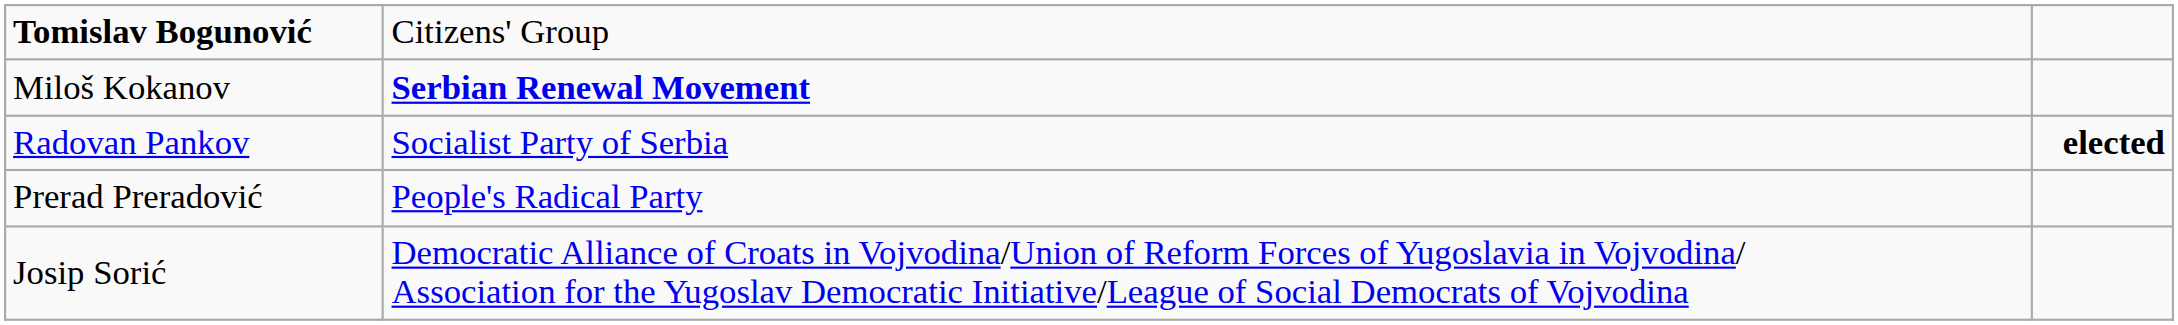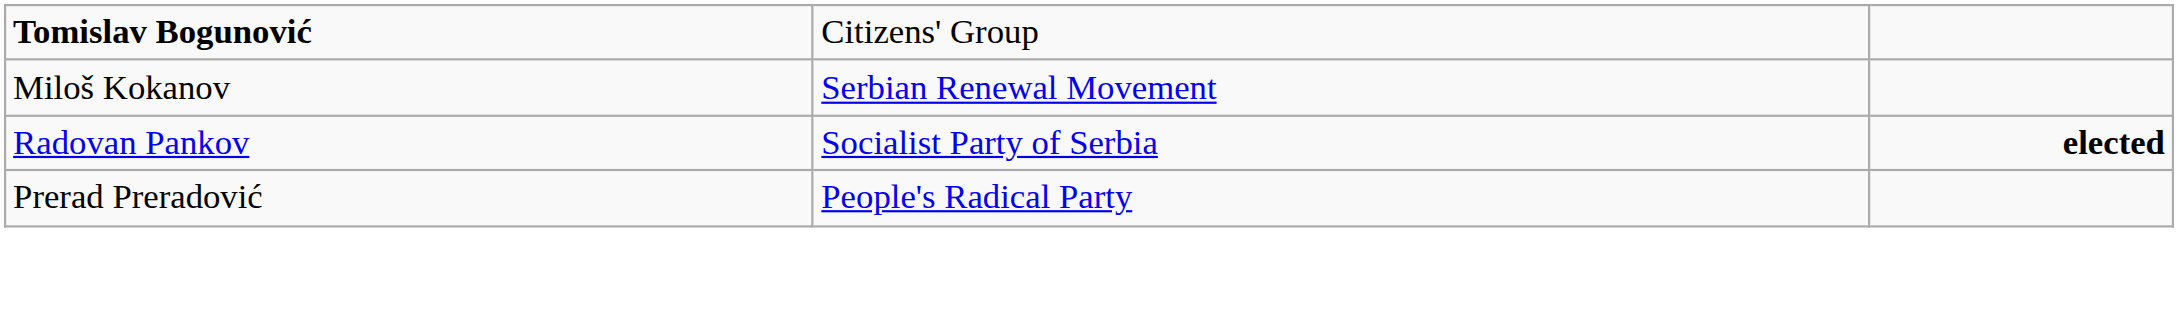(601, 87) bold -> (1019, 87) normal
- row: (90, 271)
